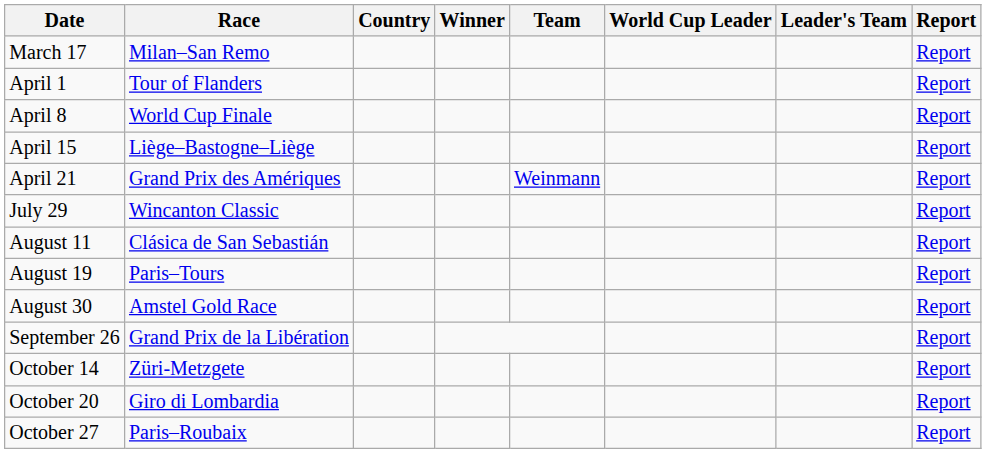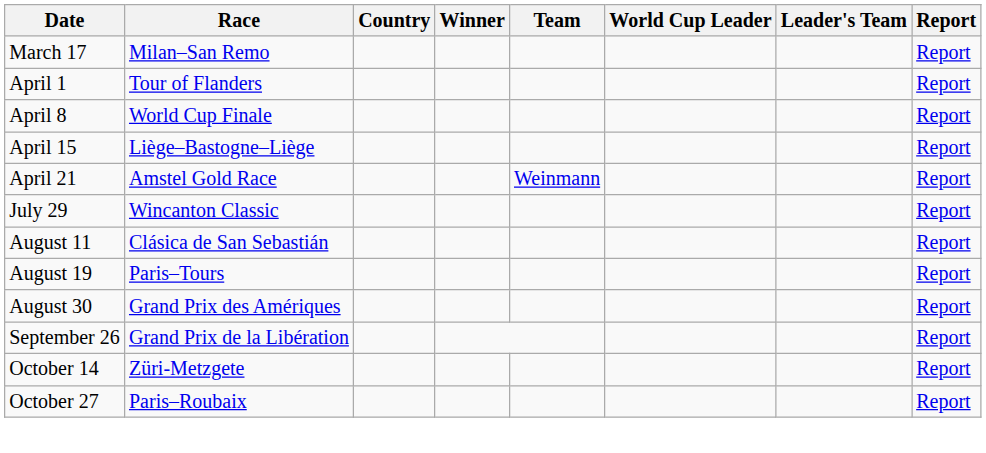(235, 178) Grand Prix des Amériques -> (203, 178) Amstel Gold Race
(203, 305) Amstel Gold Race -> (235, 305) Grand Prix des Amériques
- row: (54, 400)
